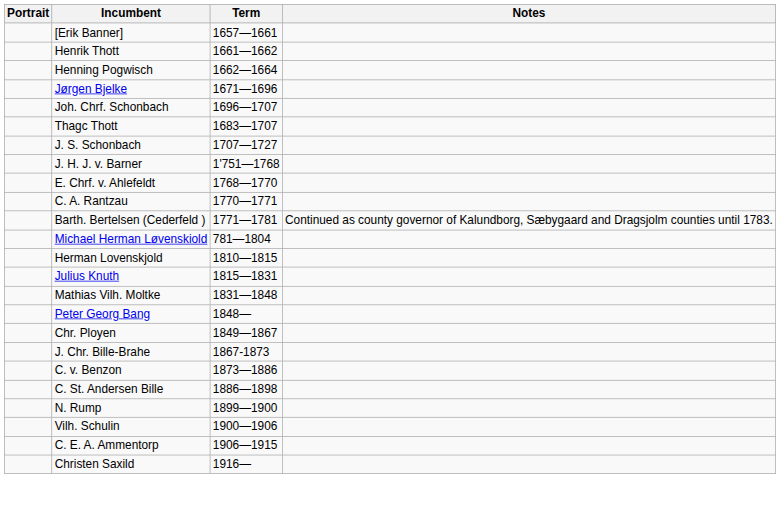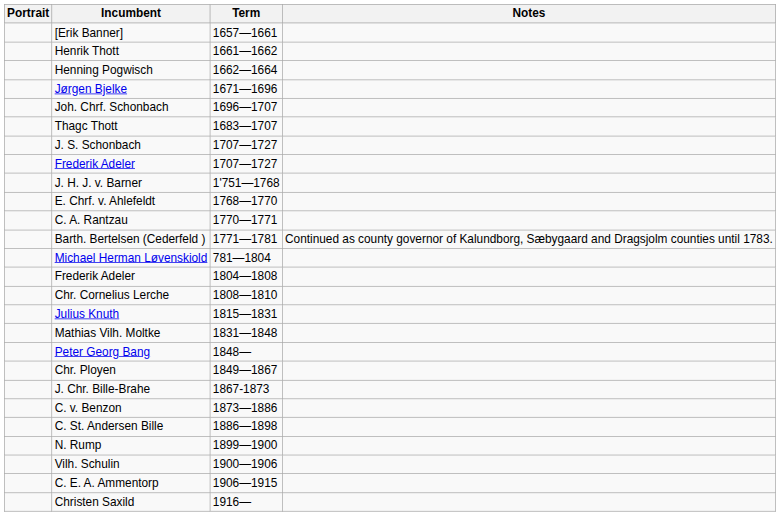+ row: (95, 164)
+ row: (95, 276)
+ row: (112, 295)
- row: (109, 257)
